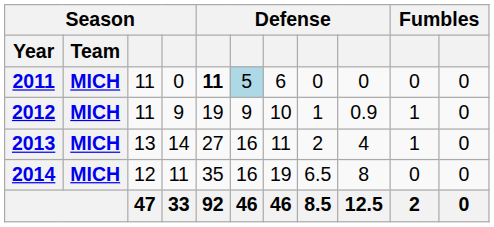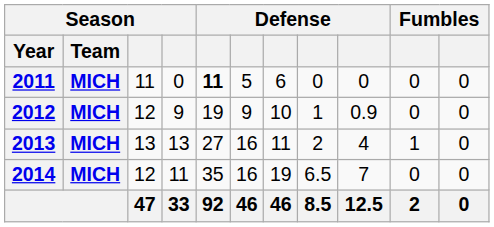(247, 81) lightblue background -> (247, 81) no background
(145, 112) 11 -> (145, 112) 12
(414, 112) 1 -> (414, 112) 0
(179, 143) 14 -> (179, 143) 13
(364, 174) 8 -> (364, 174) 7
